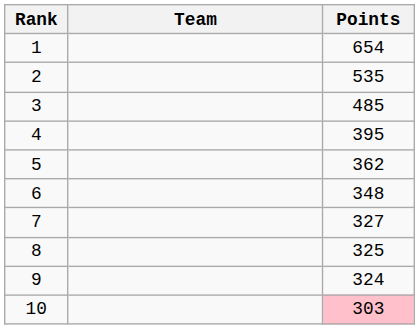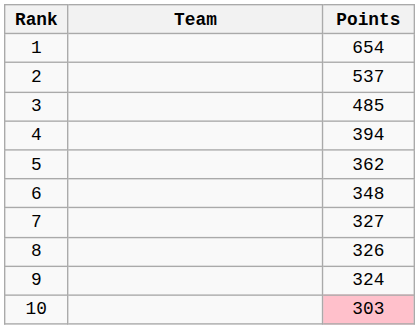(368, 77) 535 -> (368, 77) 537
(368, 135) 395 -> (368, 135) 394
(368, 251) 325 -> (368, 251) 326
